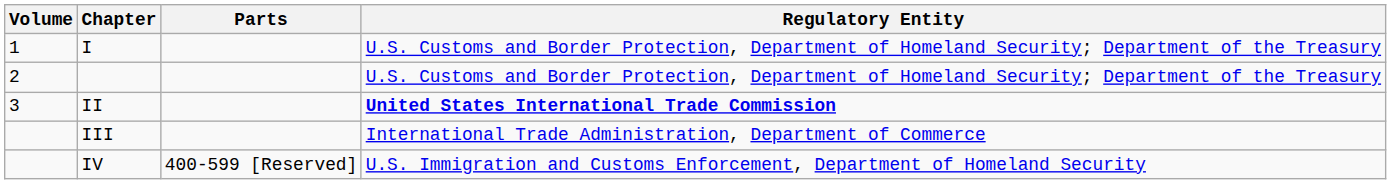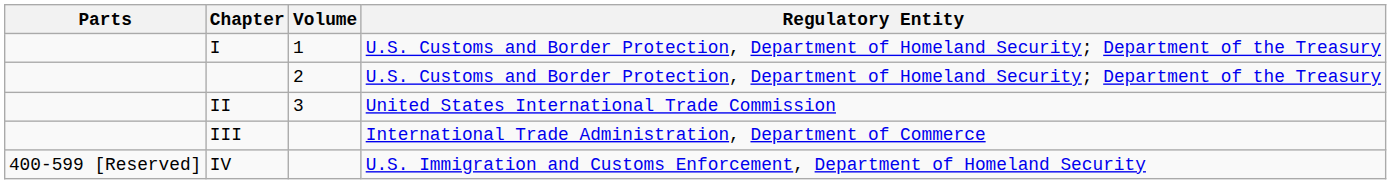columns swapped: (41, 19) <-> (261, 19)
(601, 106) bold -> (601, 106) normal
